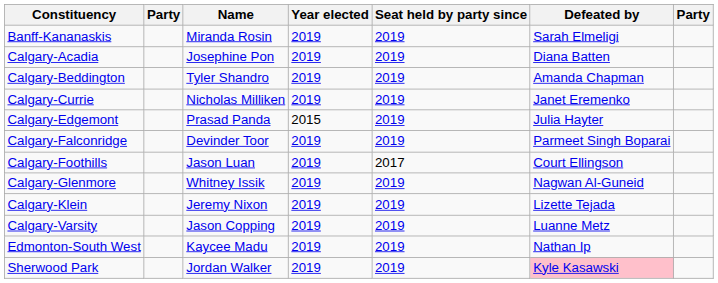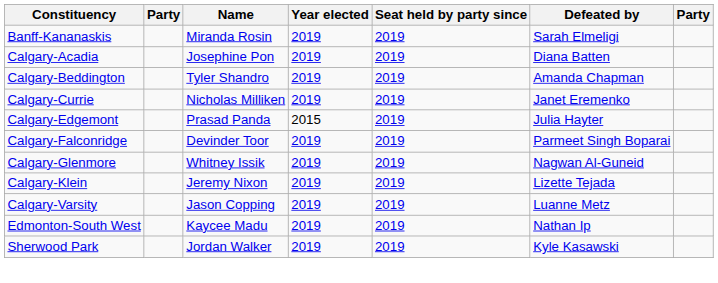- row: (57, 162)
(576, 267) pink background -> (576, 246) no background
